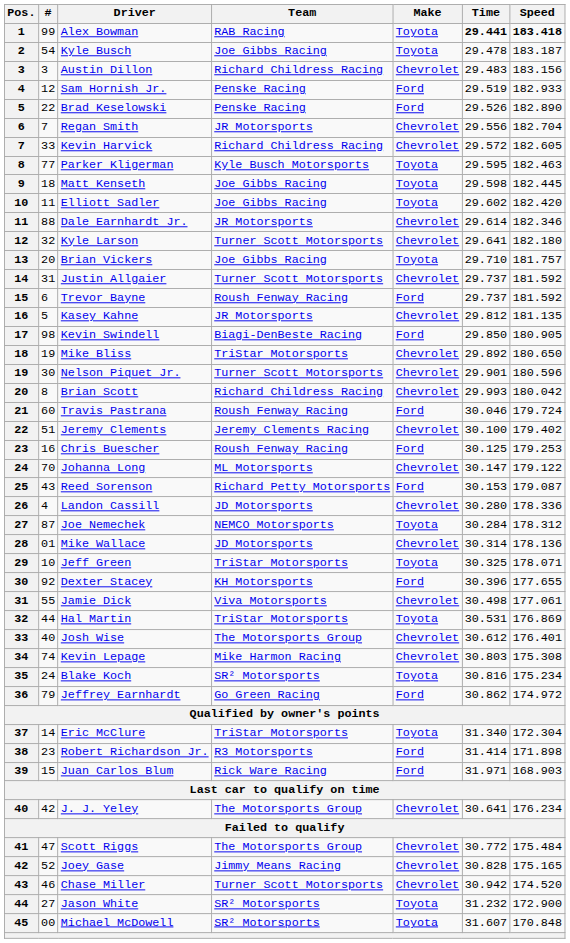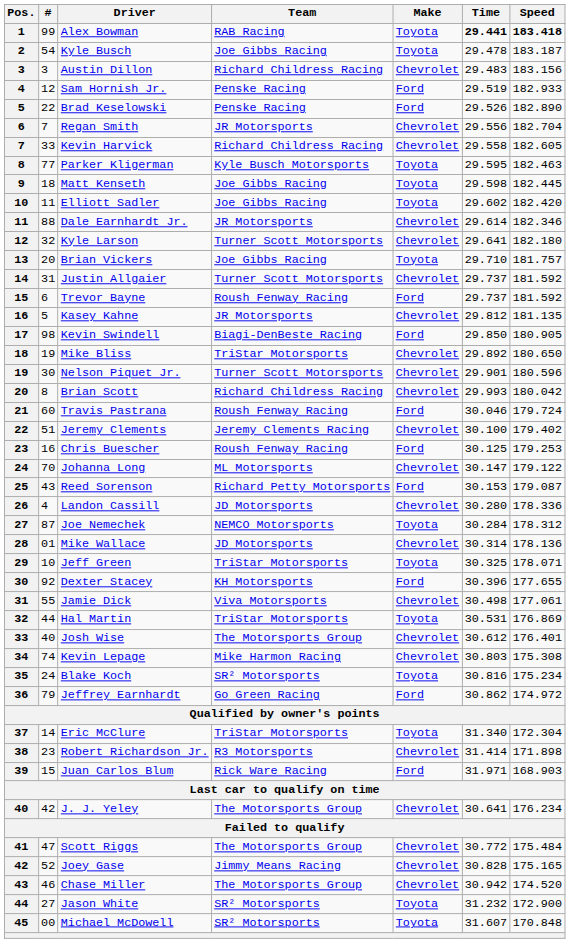(486, 147) 29.572 -> (486, 147) 29.558
(410, 753) Ford -> (427, 753) Chevrolet
(299, 886) Turner Scott Motorsports -> (288, 886) The Motorsports Group
